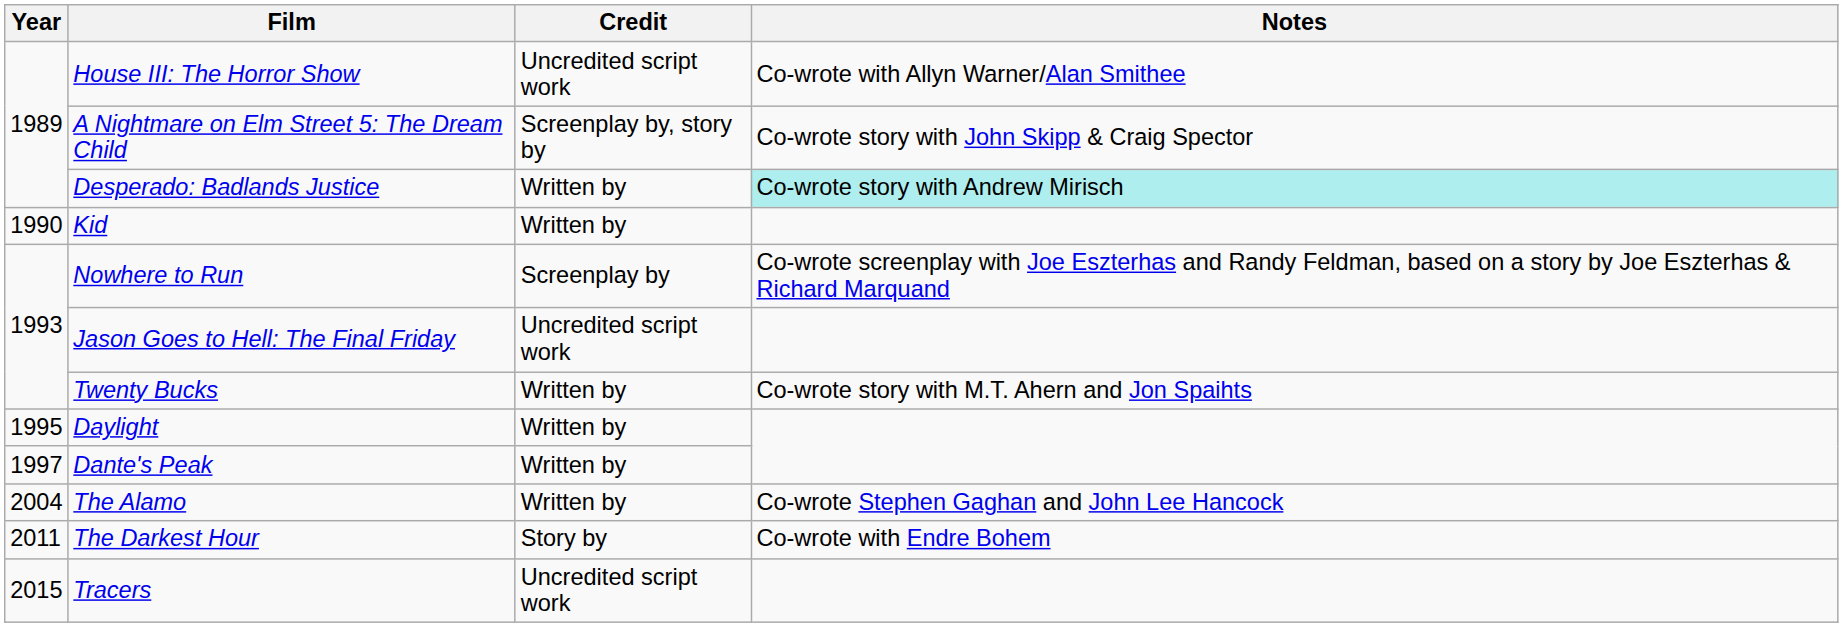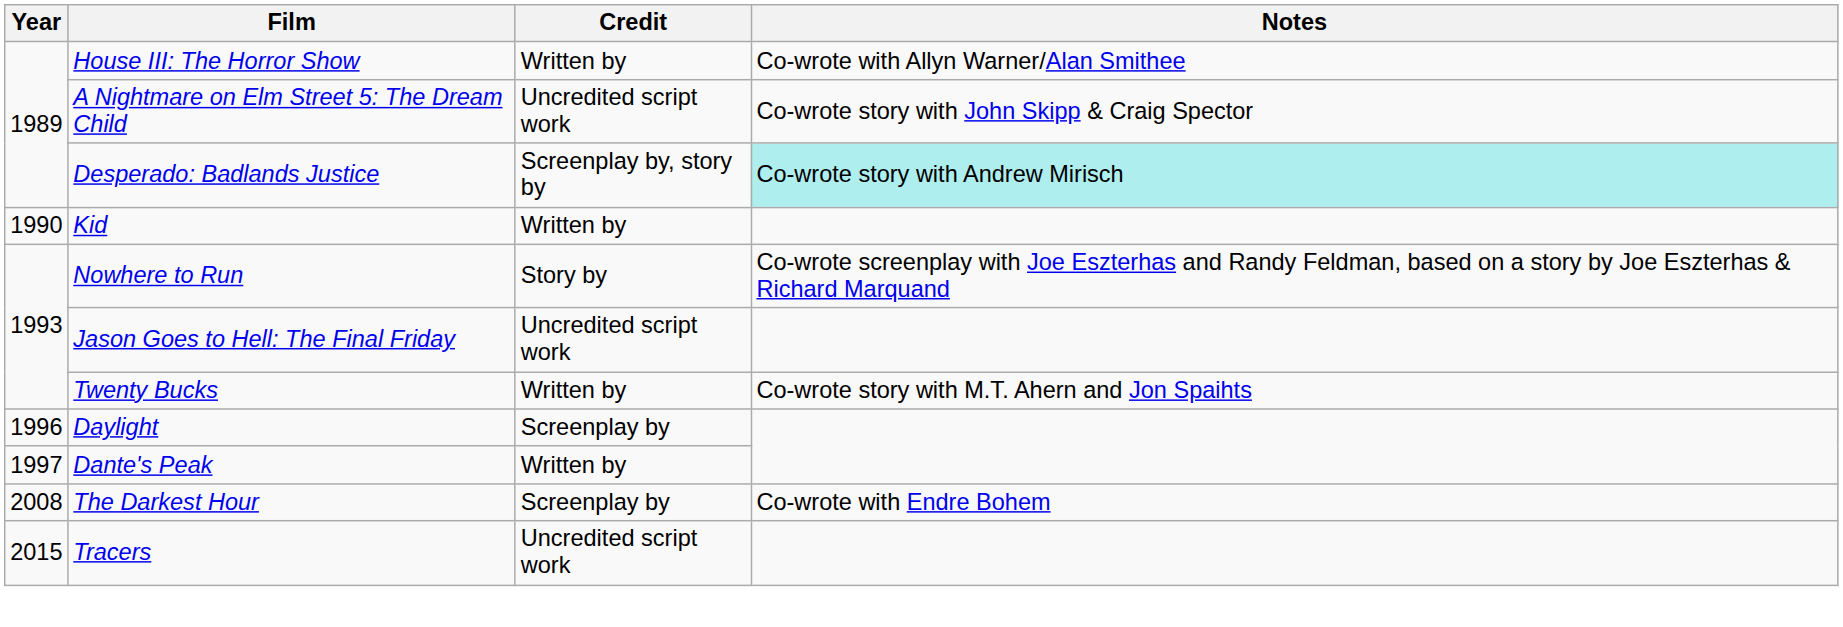(609, 73) Uncredited script work -> (574, 60) Written by
(626, 137) Screenplay by, story by -> (609, 110) Uncredited script work
(574, 187) Written by -> (626, 174) Screenplay by, story by
(595, 275) Screenplay by -> (564, 275) Story by
(36, 427) 1995 -> (36, 427) 1996
(574, 427) Written by -> (595, 427) Screenplay by
- row: (130, 502)
(35, 539) 2011 -> (36, 502) 2008
(564, 539) Story by -> (595, 502) Screenplay by
